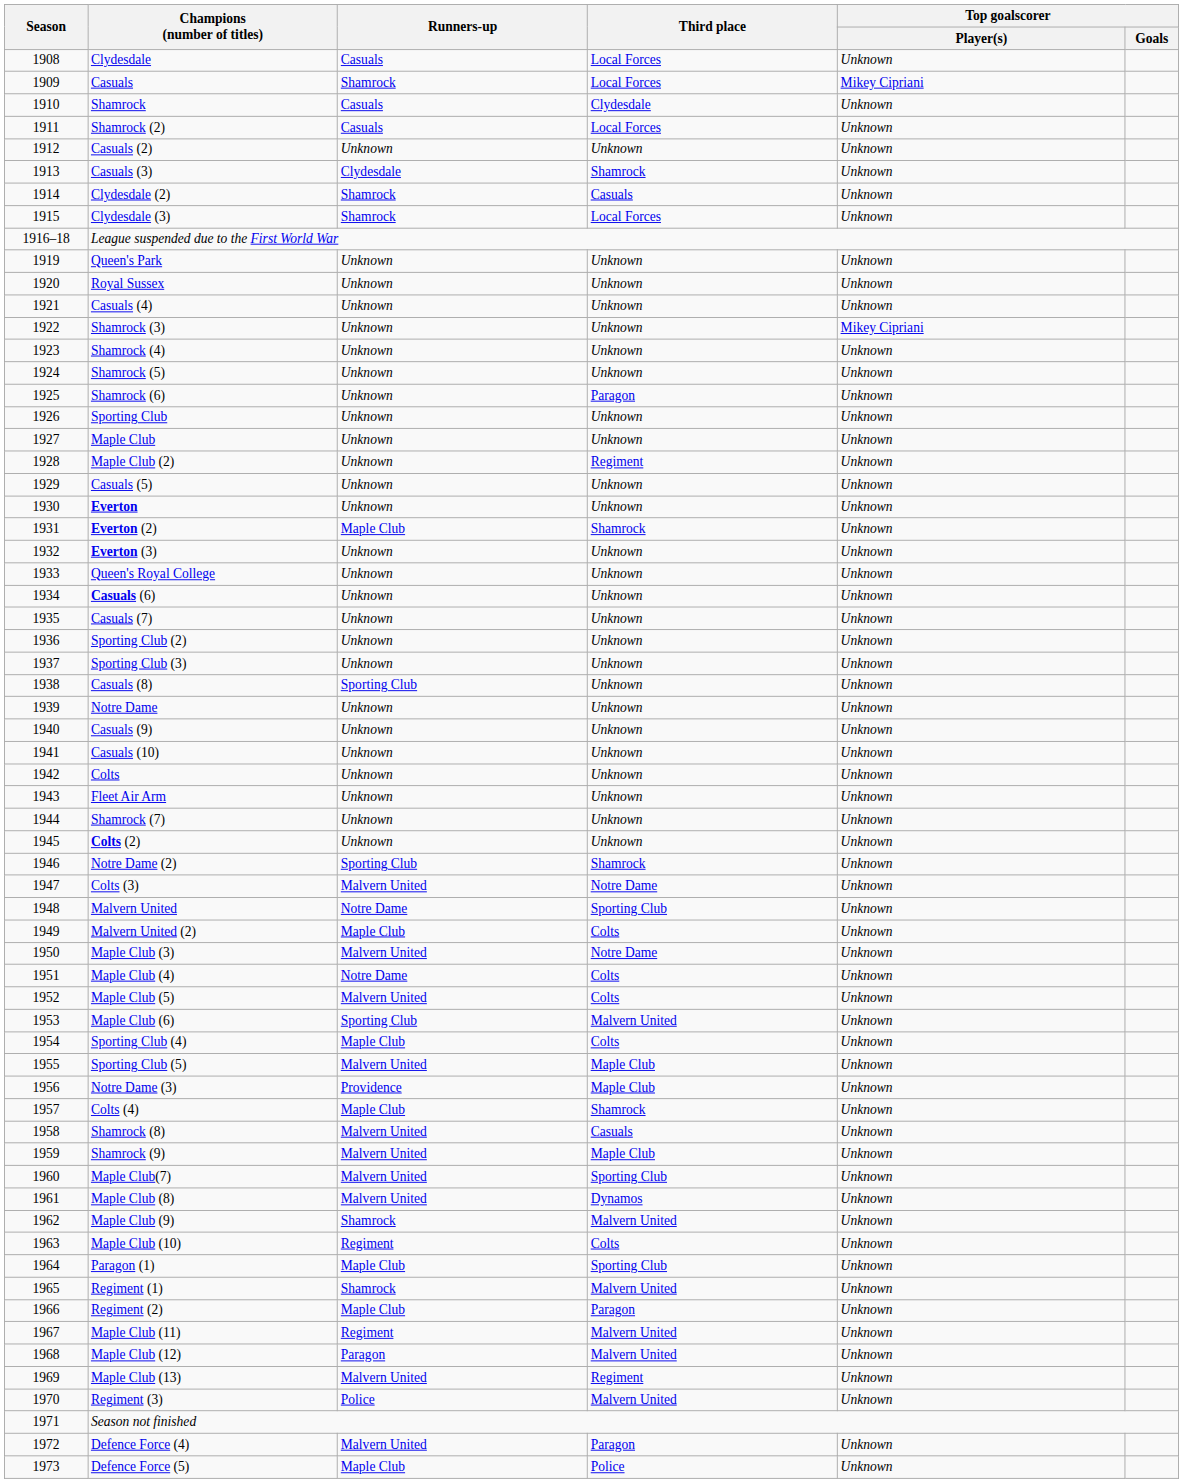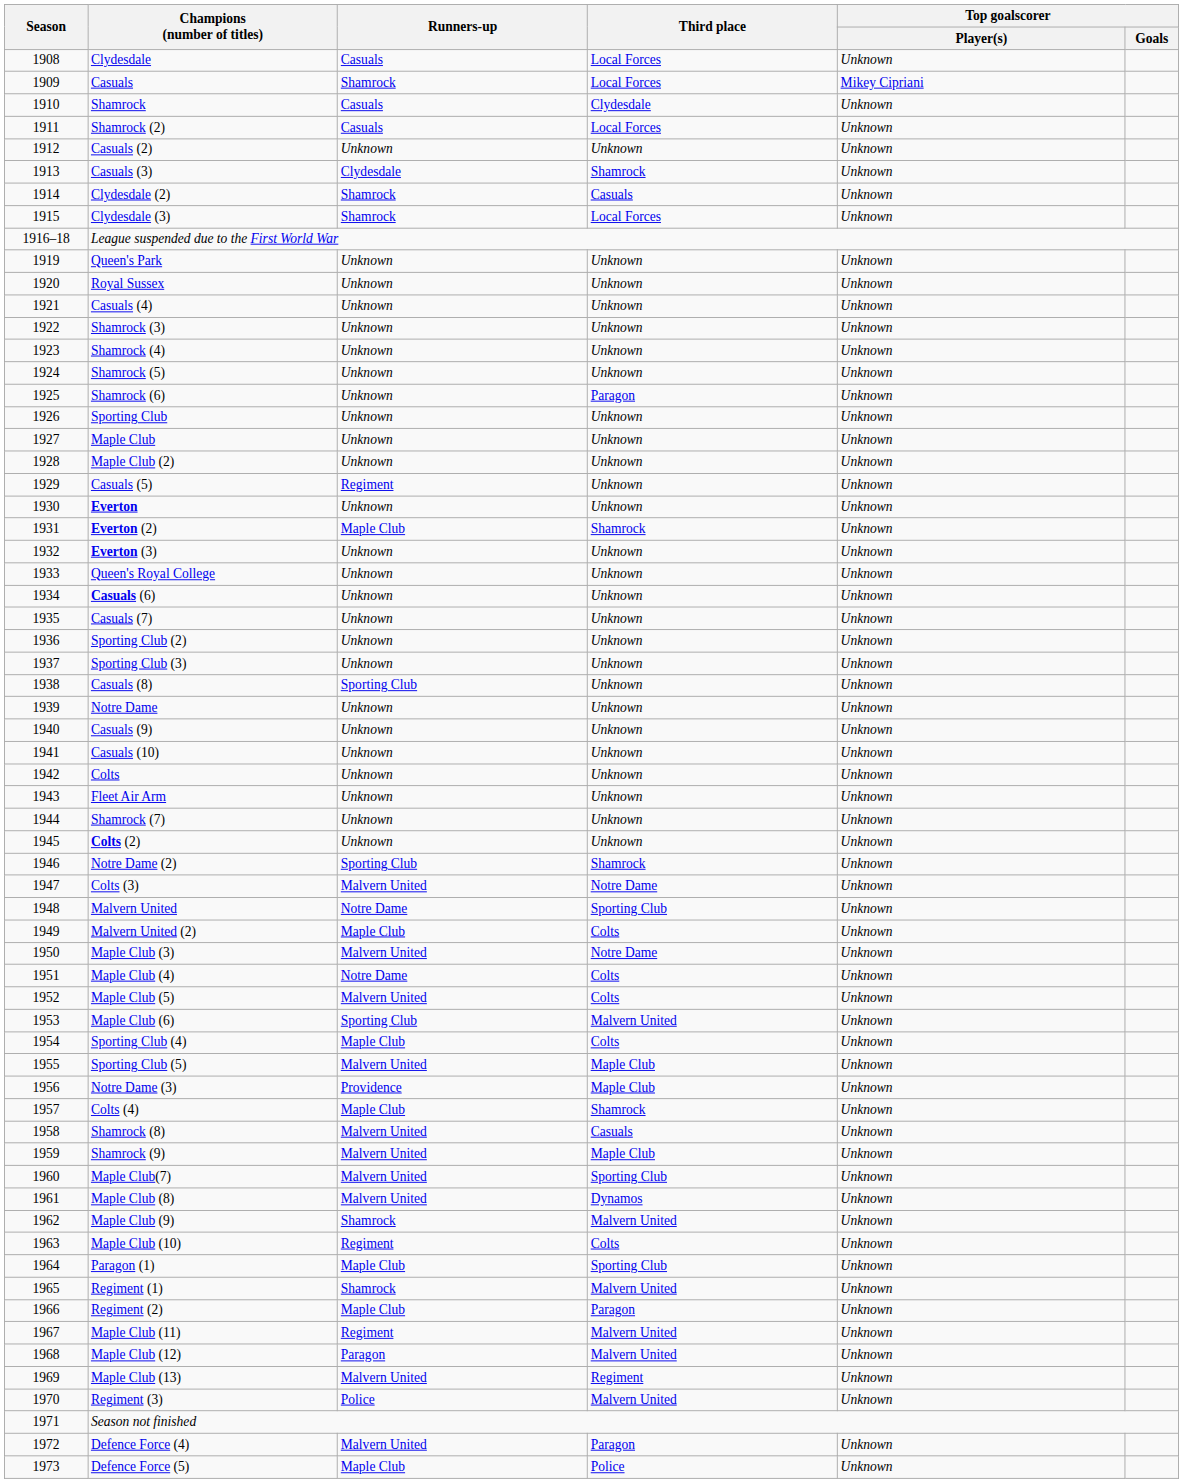(882, 328) Mikey Cipriani -> (867, 328) Unknown
(617, 462) Regiment -> (617, 462) Unknown
(367, 484) Unknown -> (367, 484) Regiment
